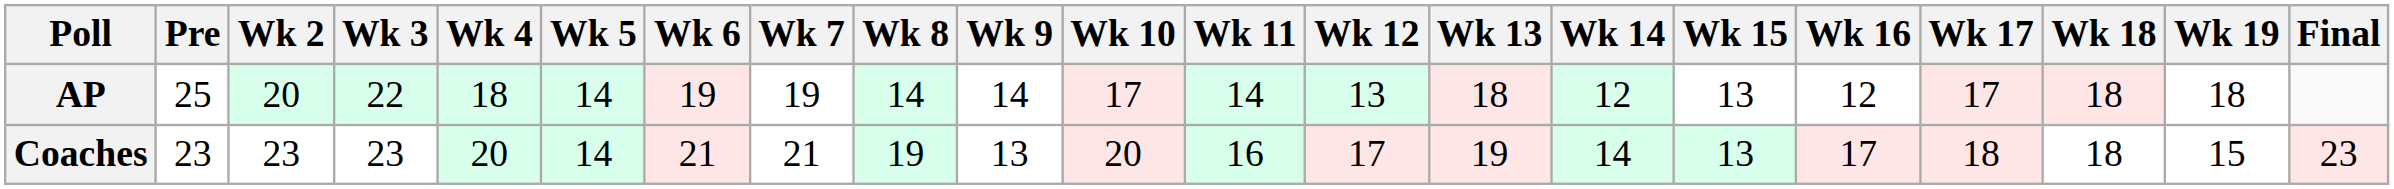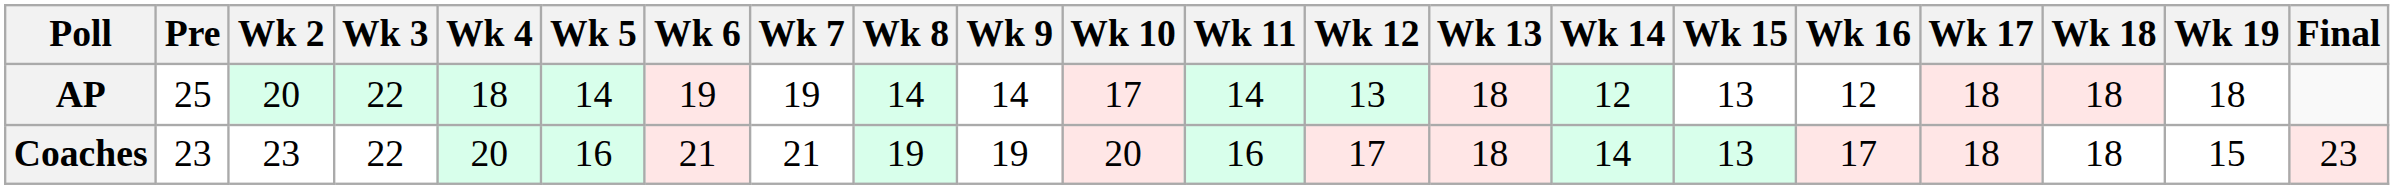(1981, 93) 17 -> (1981, 93) 18
(385, 153) 23 -> (385, 153) 22
(593, 153) 14 -> (593, 153) 16
(1010, 153) 13 -> (1010, 153) 19
(1490, 153) 19 -> (1490, 153) 18
